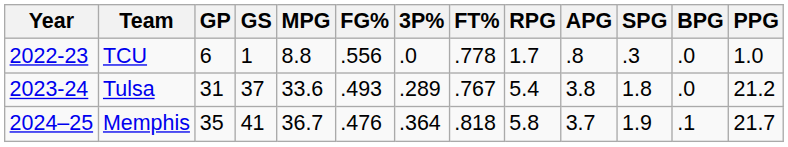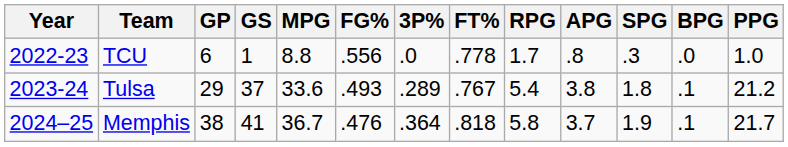(212, 89) 31 -> (212, 89) 29
(686, 89) .0 -> (686, 89) .1
(212, 123) 35 -> (212, 123) 38
